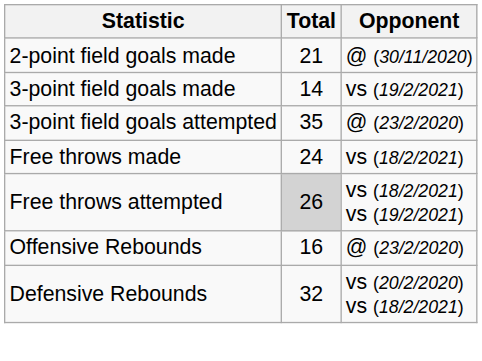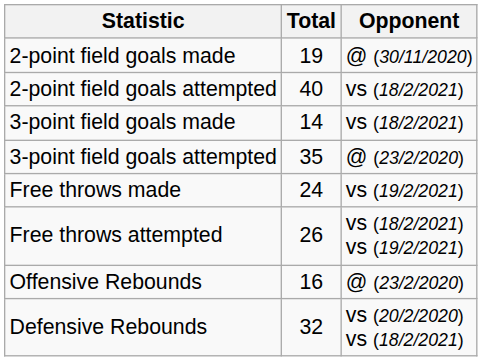(311, 55) 21 -> (311, 55) 19
+ row: (143, 88)
(405, 88) vs (19/2/2021) -> (405, 122) vs (18/2/2021)
(405, 156) vs (18/2/2021) -> (405, 190) vs (19/2/2021)
(311, 202) lightgrey background -> (311, 235) no background
